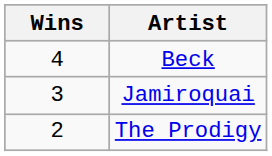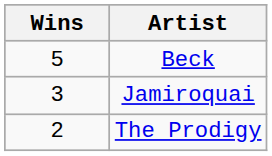(57, 59) 4 -> (57, 59) 5
